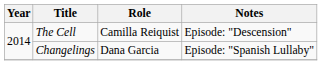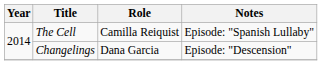(238, 32) Episode: "Descension" -> (249, 32) Episode: "Spanish Lullaby"
(249, 50) Episode: "Spanish Lullaby" -> (238, 50) Episode: "Descension"
